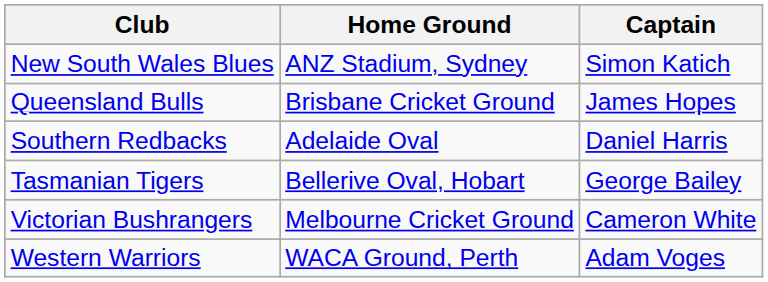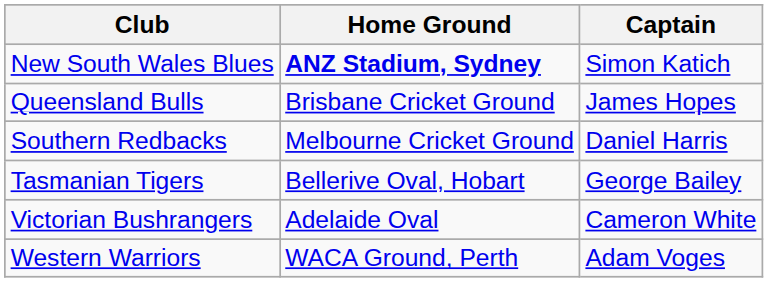(406, 64) normal -> (413, 64) bold
(362, 141) Adelaide Oval -> (430, 141) Melbourne Cricket Ground
(430, 219) Melbourne Cricket Ground -> (362, 219) Adelaide Oval
